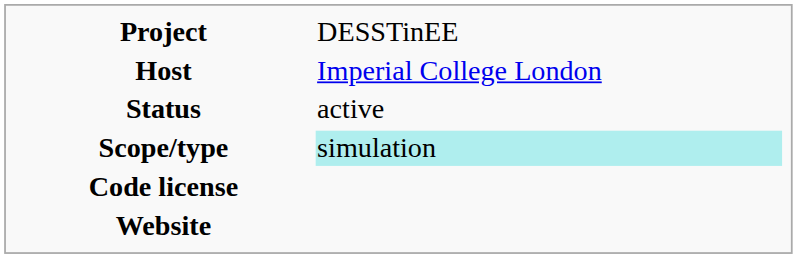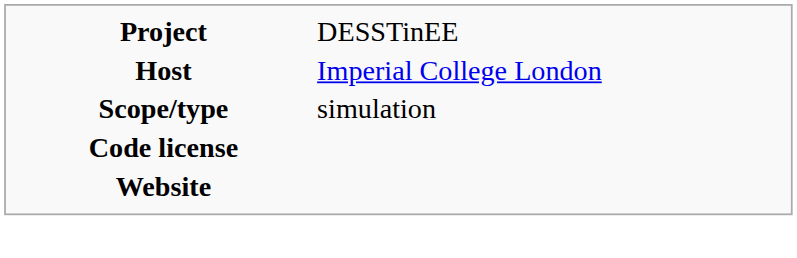- row: (163, 109)
(377, 148) paleturquoise background -> (377, 109) no background
